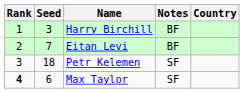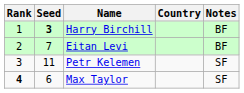columns swapped: (215, 13) <-> (173, 13)
(49, 30) normal -> (49, 30) bold
(49, 63) 18 -> (49, 63) 11
